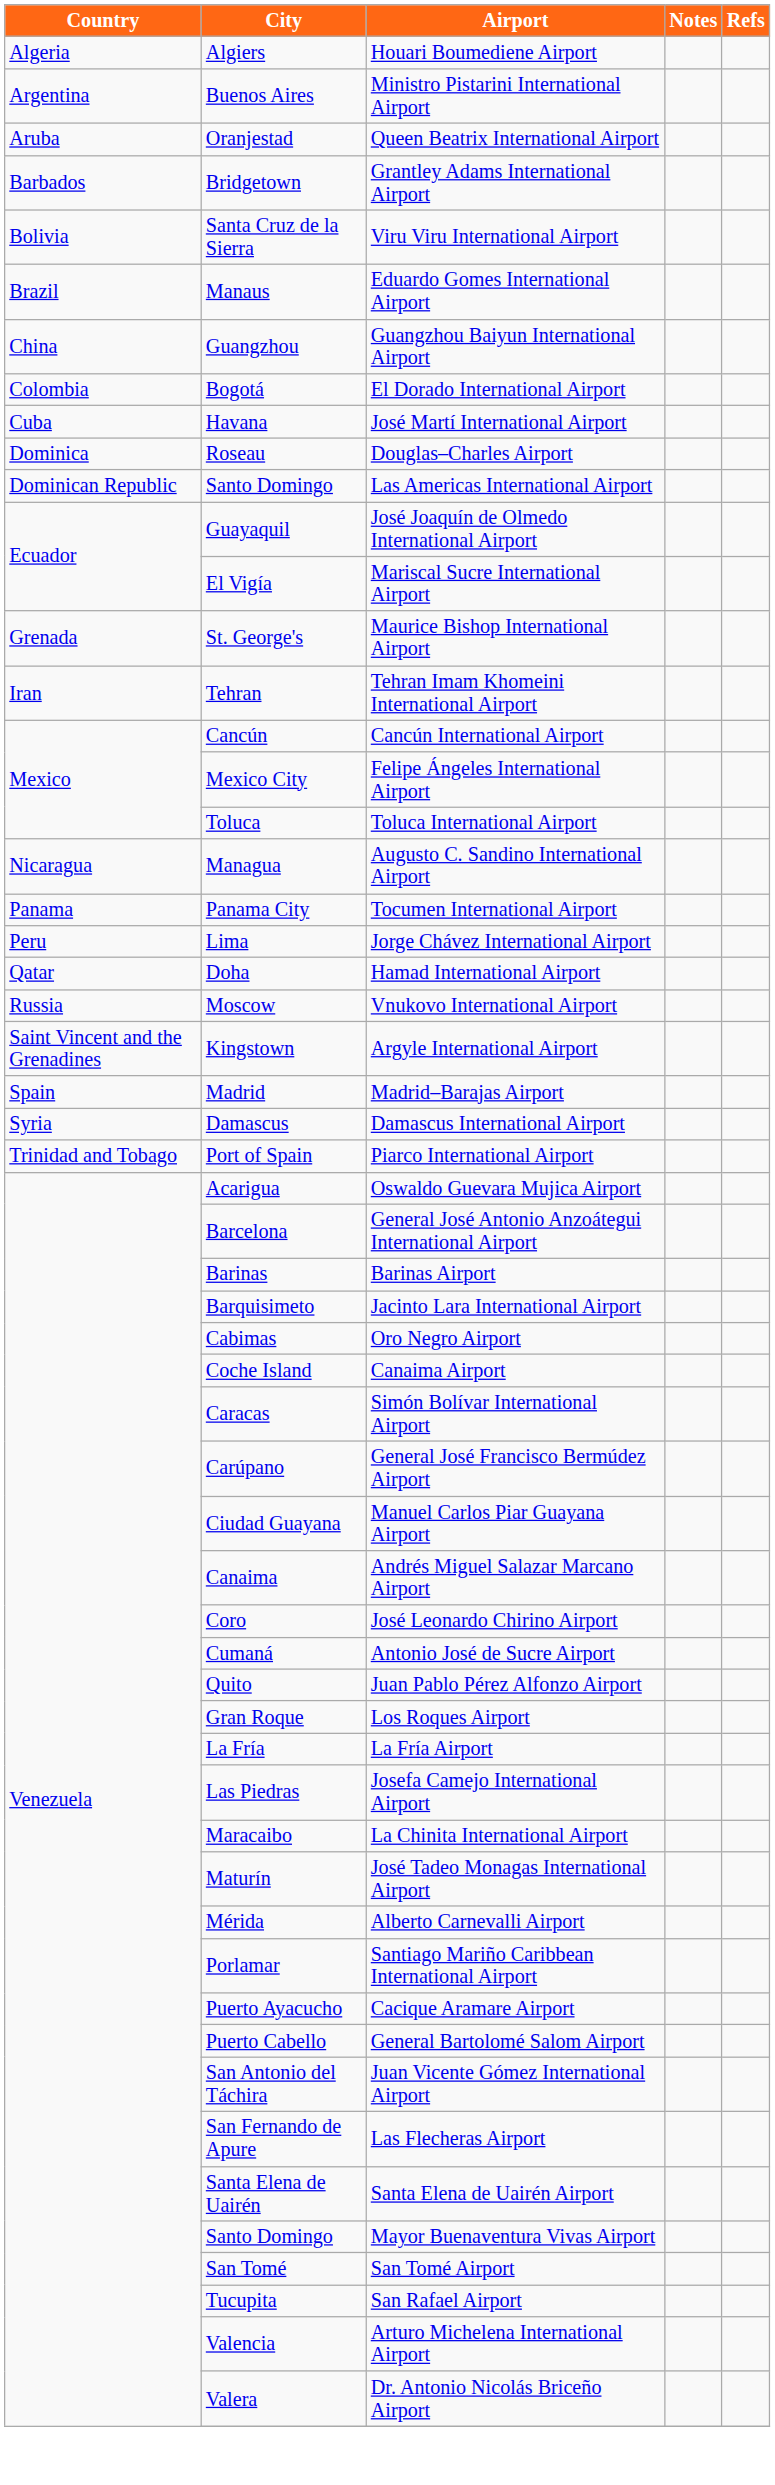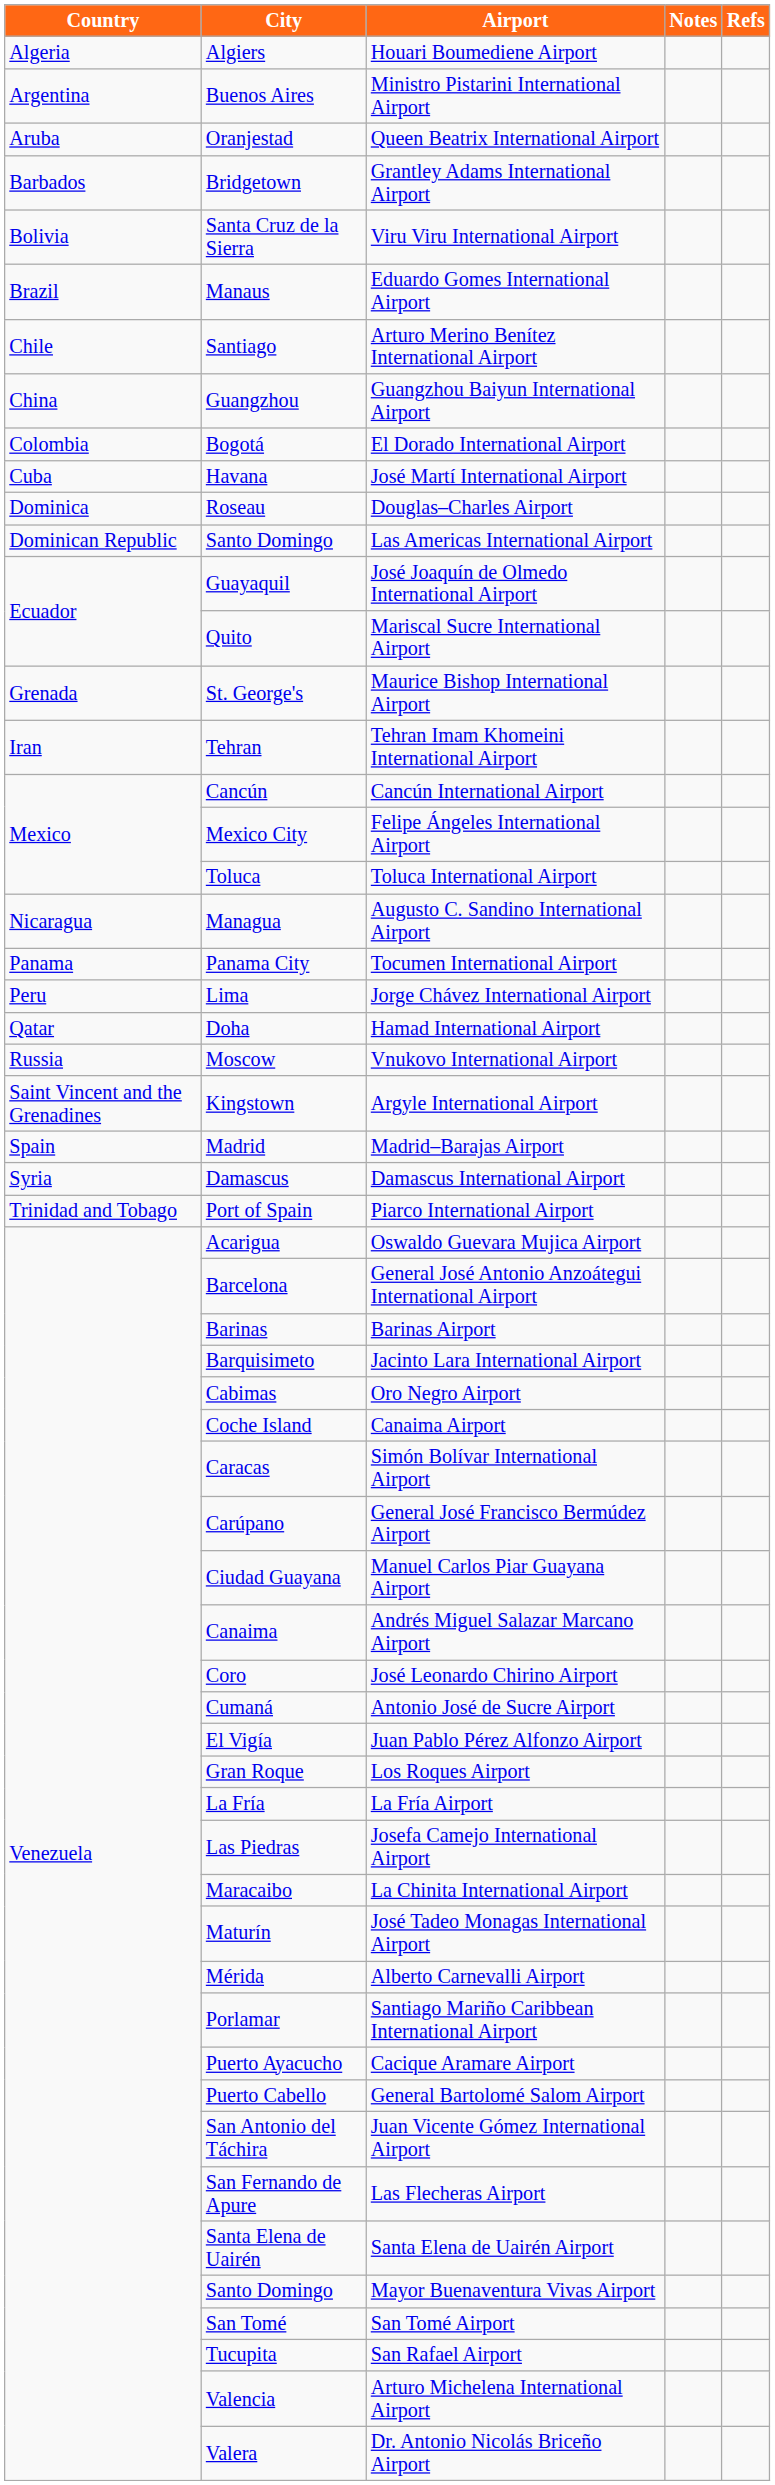+ row: (463, 346)
(239, 583) El Vigía -> (229, 638) Quito
(229, 1684) Quito -> (239, 1739) El Vigía
